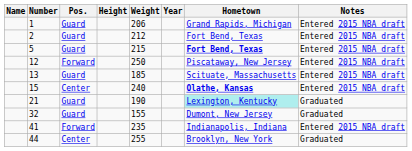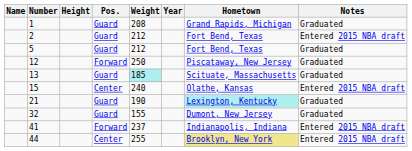columns swapped: (78, 11) <-> (113, 11)
(138, 24) 206 -> (138, 24) 208
(353, 24) Entered 2015 NBA draft -> (321, 24) Graduated
(138, 50) 215 -> (138, 50) 212
(225, 50) bold -> (225, 50) normal
(353, 50) Entered 2015 NBA draft -> (321, 50) Graduated
(353, 62) Entered 2015 NBA draft -> (321, 62) Graduated
(138, 75) no background -> (138, 75) paleturquoise background
(353, 75) Entered 2015 NBA draft -> (321, 75) Graduated
(220, 88) bold -> (220, 88) normal
(138, 127) 235 -> (138, 127) 237
(229, 140) no background -> (229, 140) khaki background
(321, 140) Graduated -> (353, 140) Entered 2015 NBA draft
